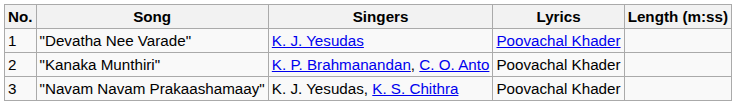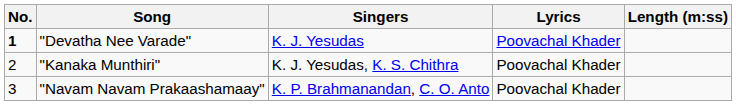(12, 41) normal -> (12, 41) bold
(381, 65) K. P. Brahmanandan, C. O. Anto -> (365, 65) K. J. Yesudas, K. S. Chithra
(365, 89) K. J. Yesudas, K. S. Chithra -> (381, 89) K. P. Brahmanandan, C. O. Anto
